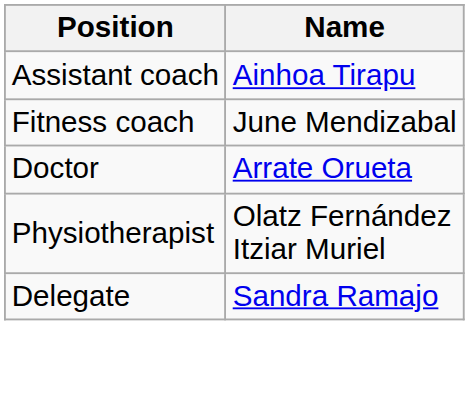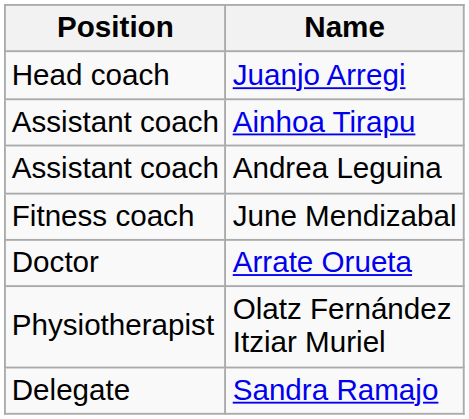+ row: (319, 74)
+ row: (337, 168)
